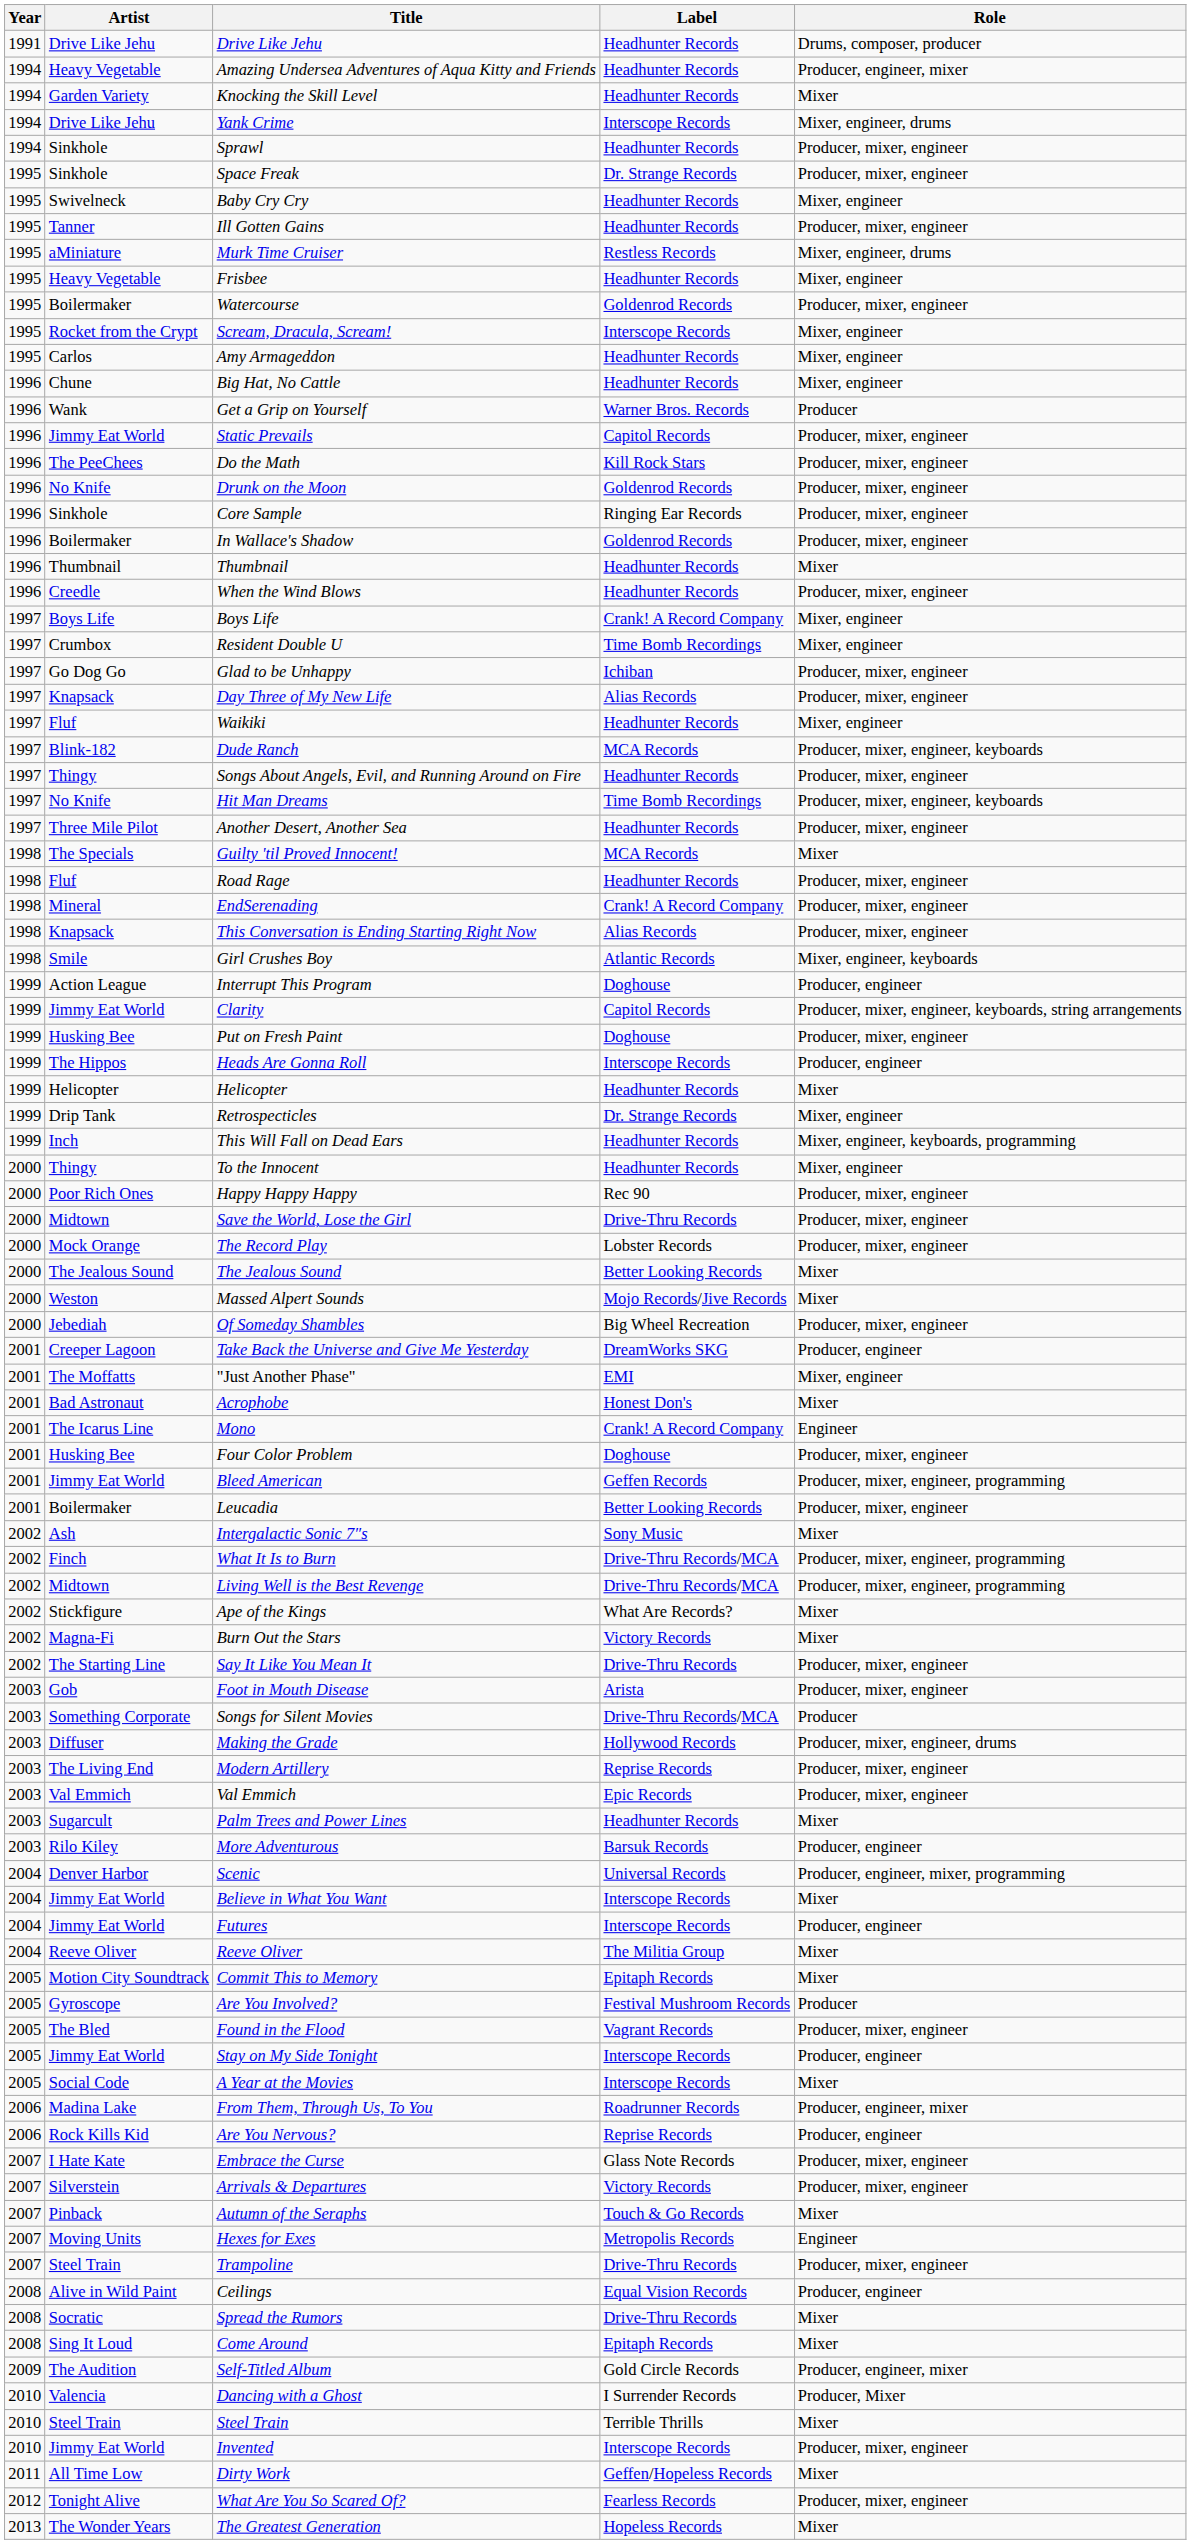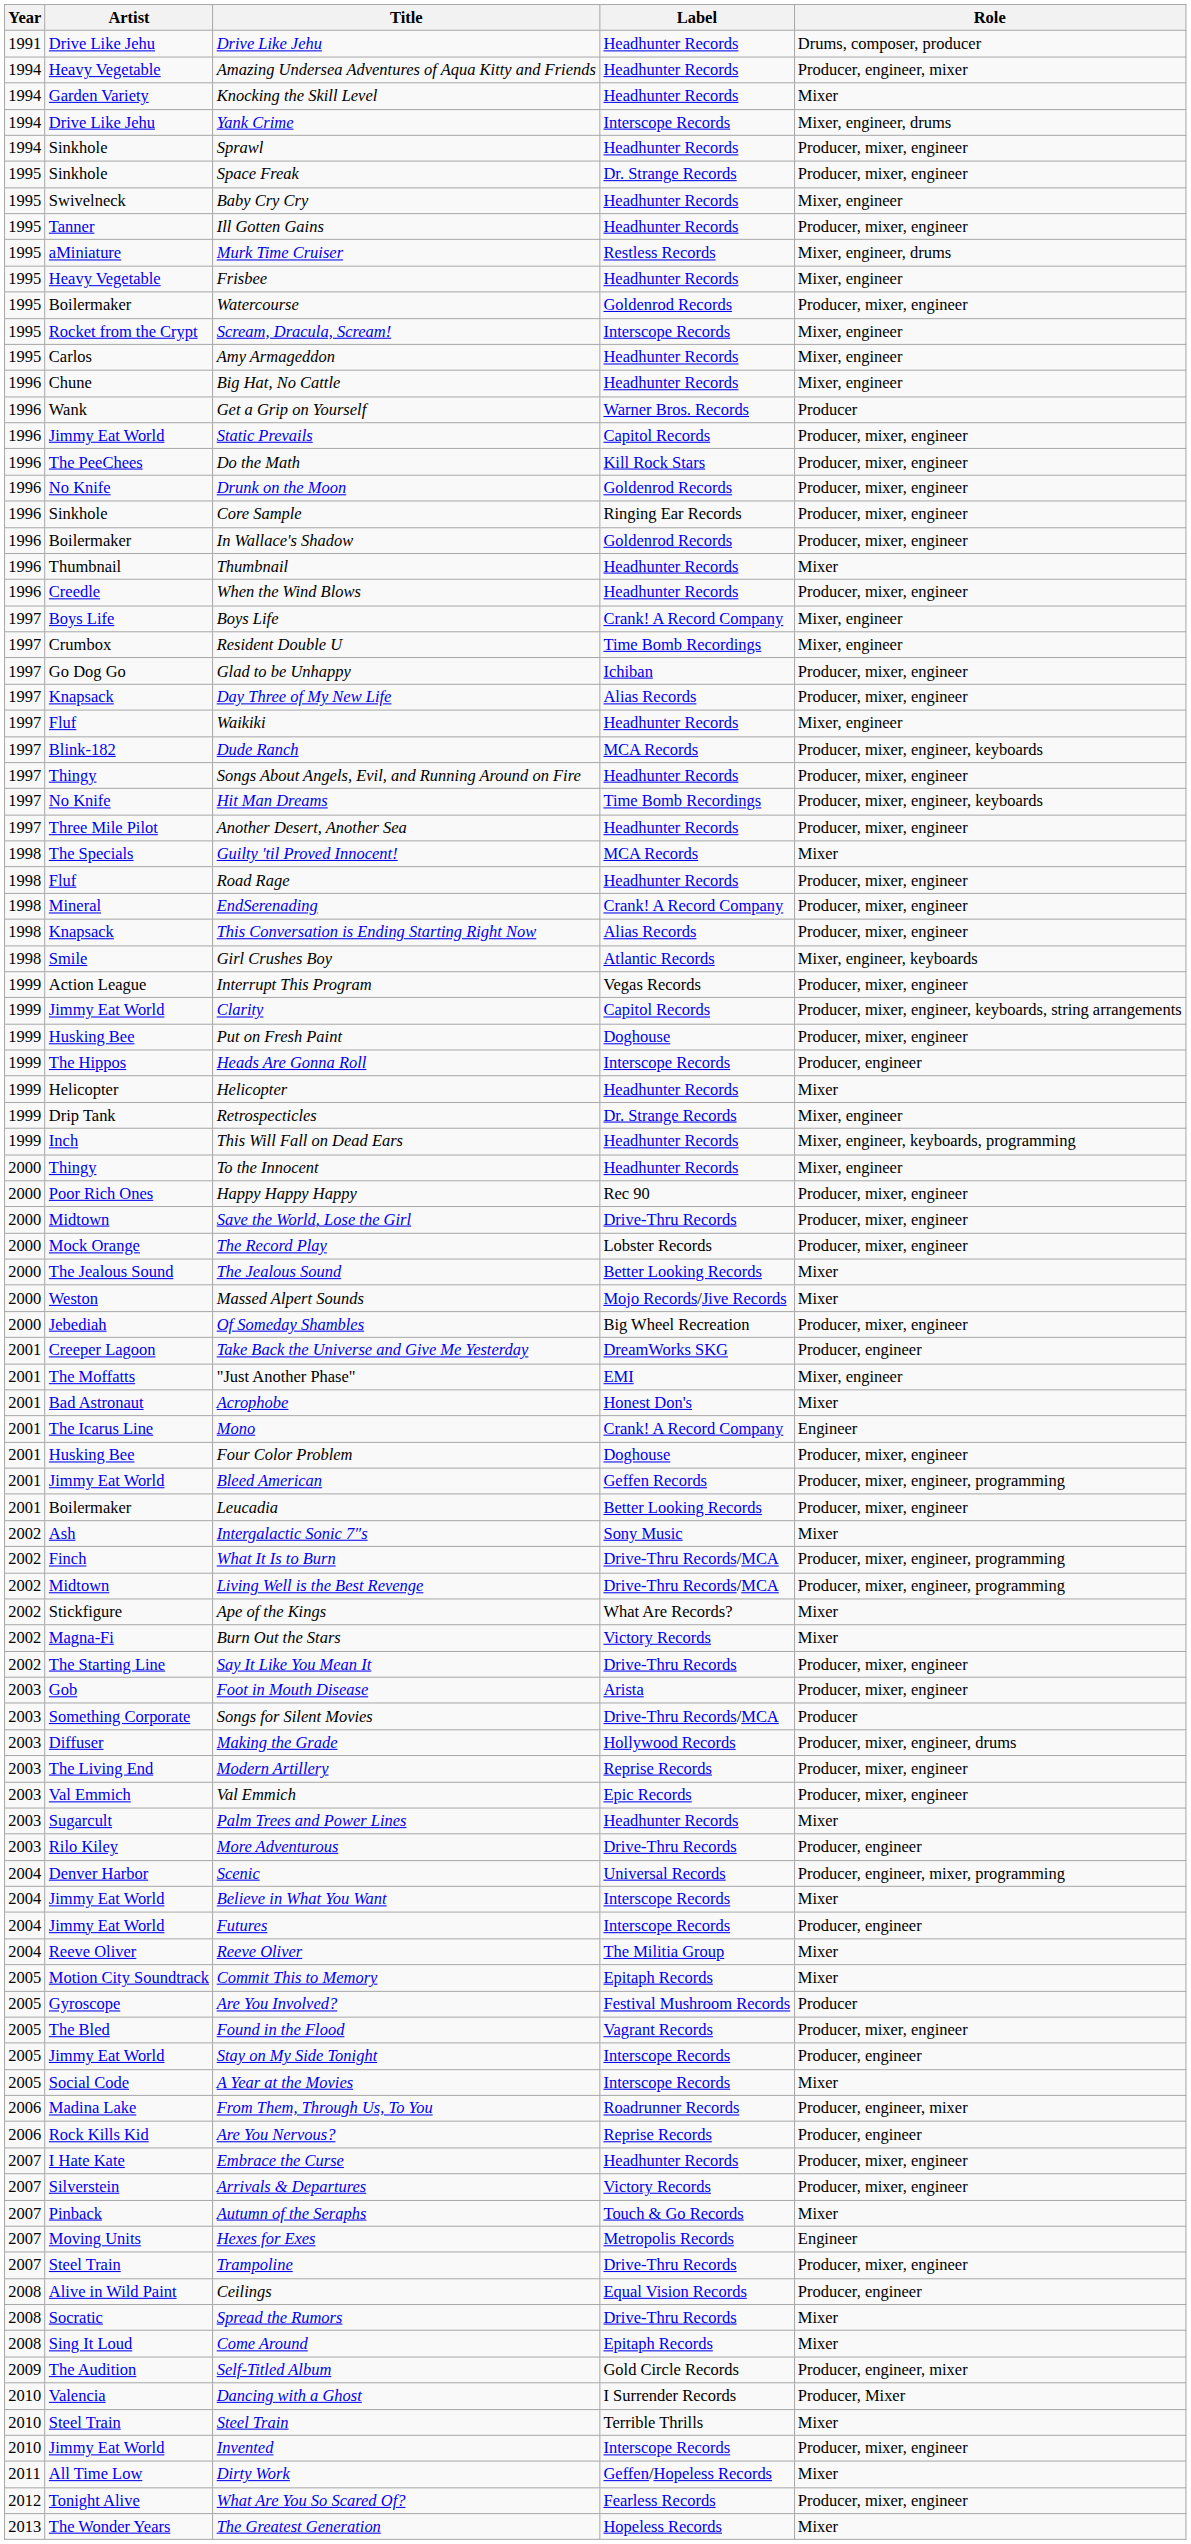(637, 984) Doghouse -> (652, 984) Vegas Records
(860, 984) Producer, engineer -> (883, 984) Producer, mixer, engineer
(656, 1847) Barsuk Records -> (670, 1847) Drive-Thru Records
(669, 2160) Glass Note Records -> (671, 2160) Headhunter Records
